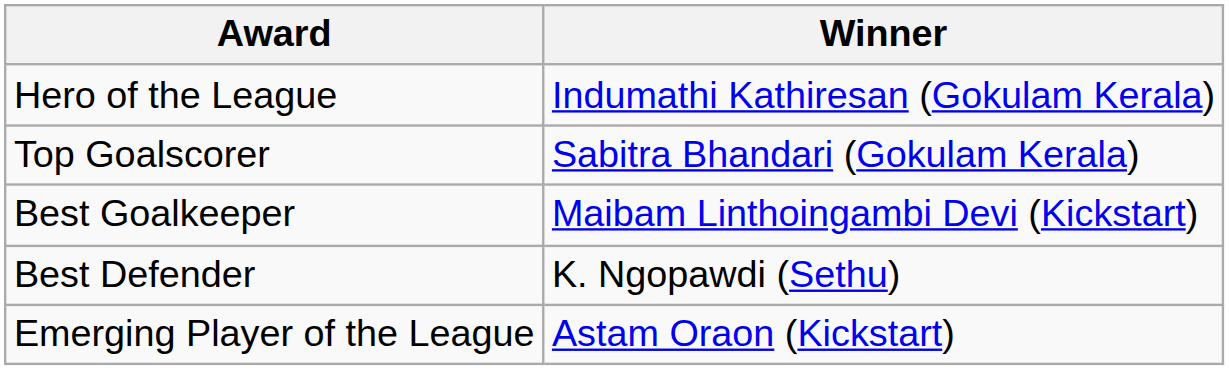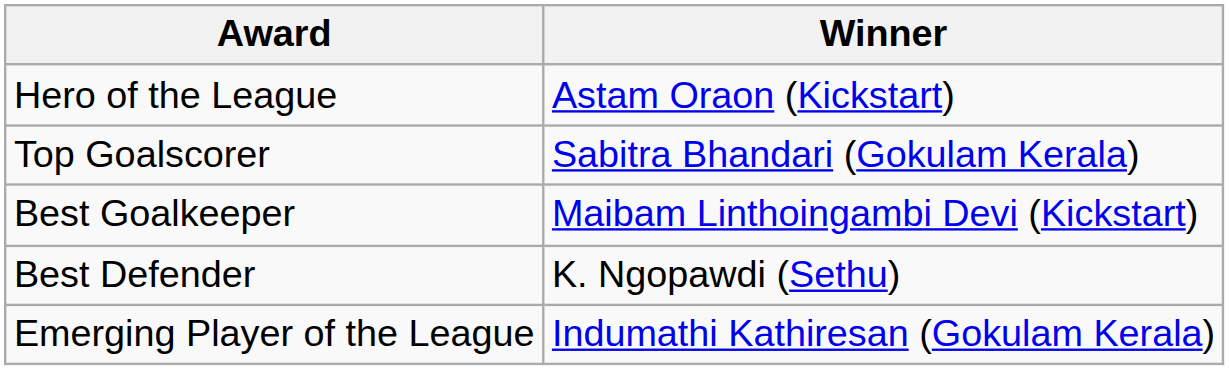(884, 94) Indumathi Kathiresan (Gokulam Kerala) -> (753, 94) Astam Oraon (Kickstart)
(753, 333) Astam Oraon (Kickstart) -> (884, 333) Indumathi Kathiresan (Gokulam Kerala)
